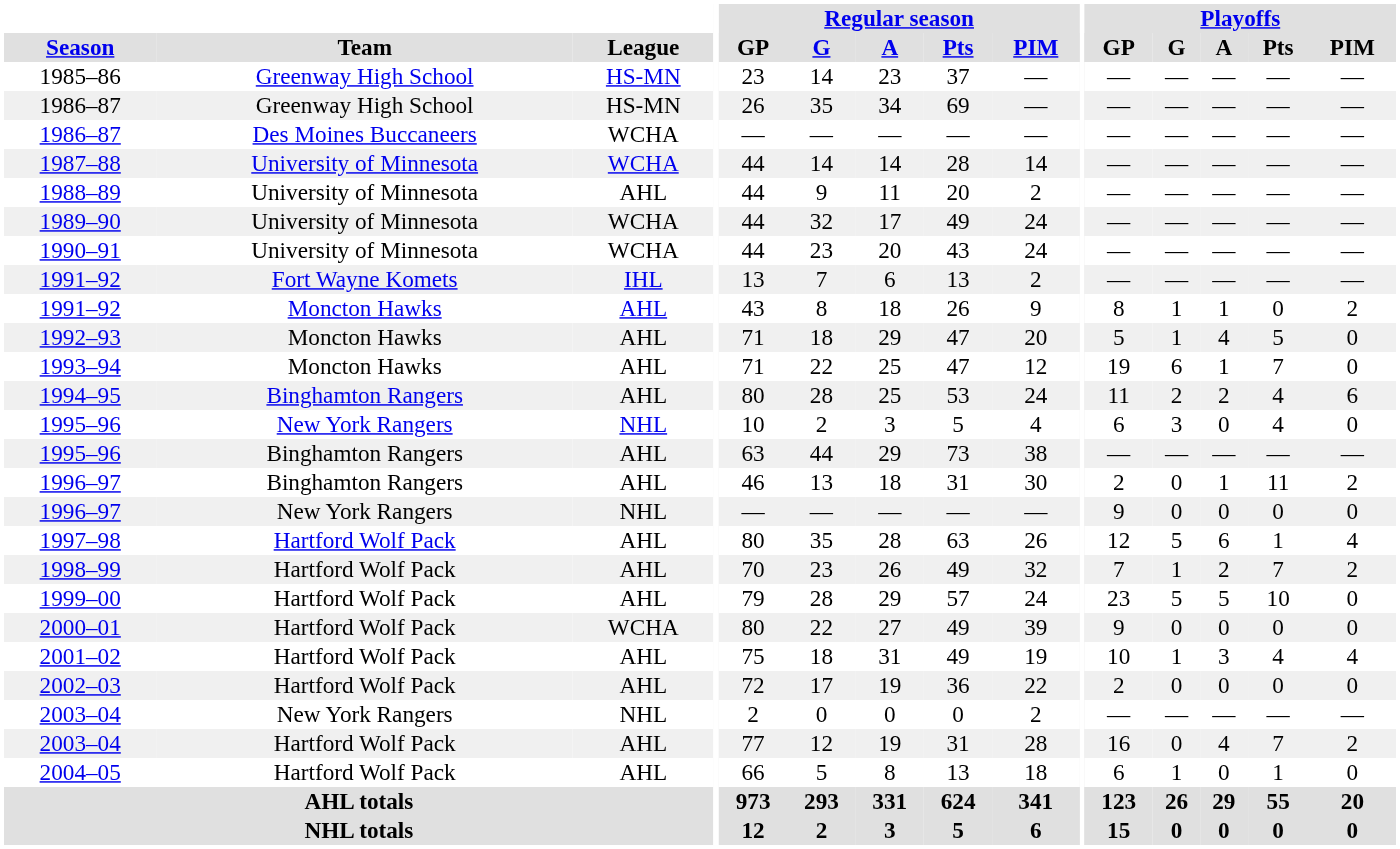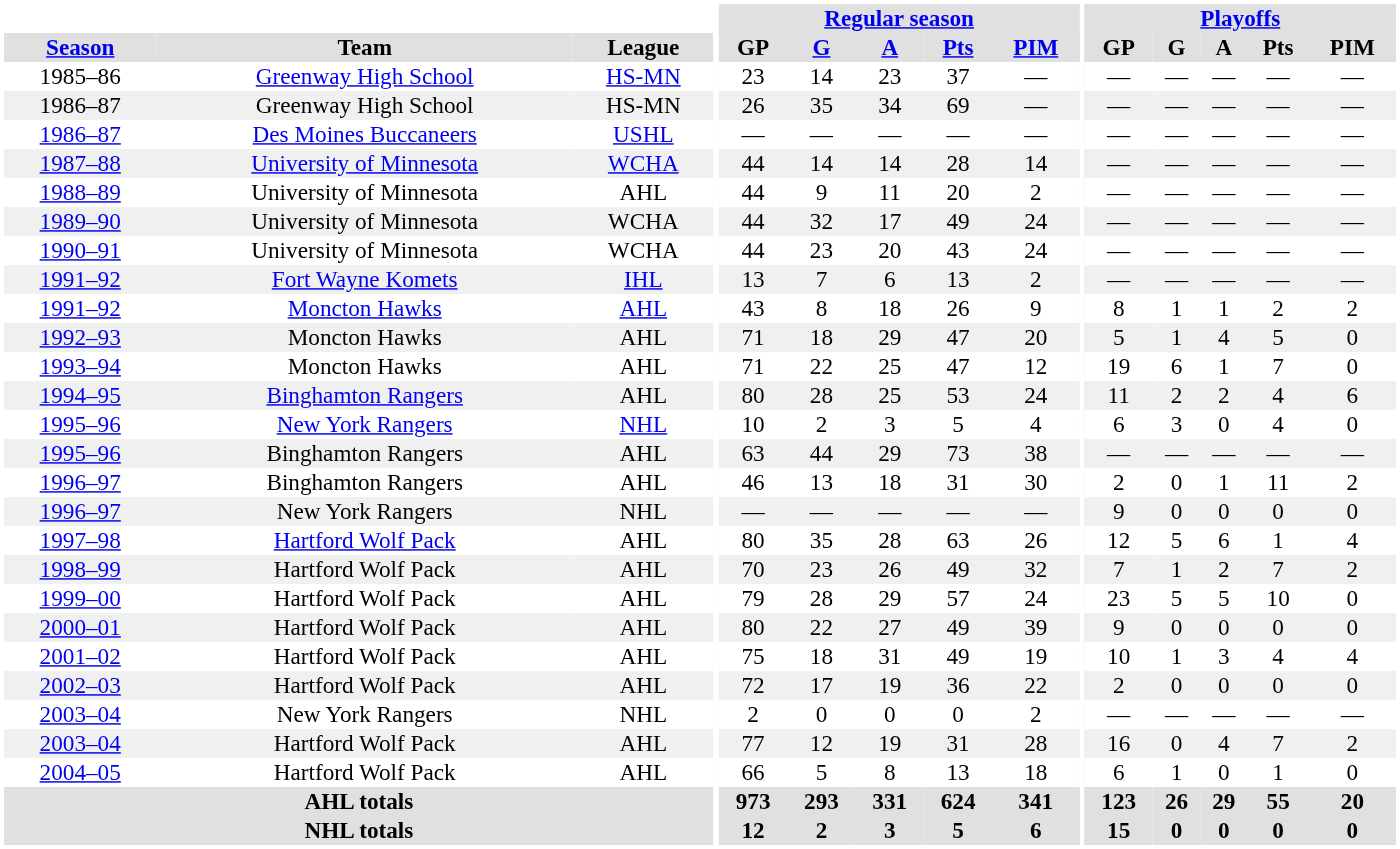(643, 134) WCHA -> (643, 134) USHL
(1278, 308) 0 -> (1278, 308) 2
(643, 627) WCHA -> (643, 627) AHL
